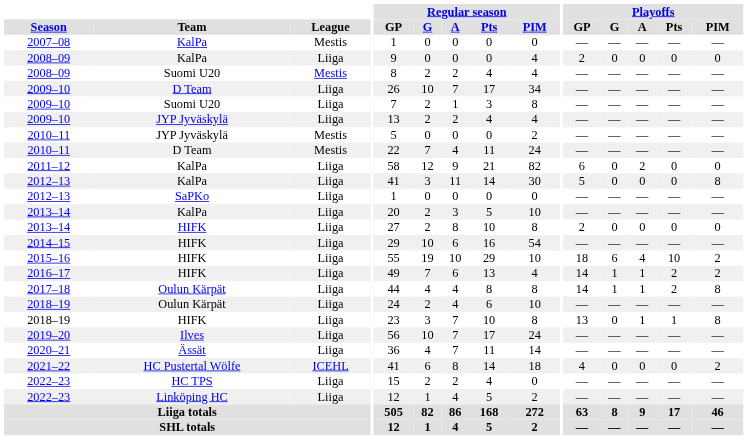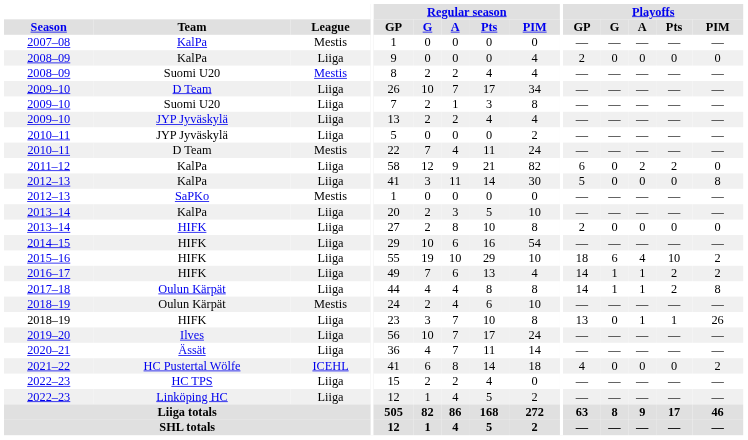(331, 135) Mestis -> (331, 135) Liiga
(674, 165) 0 -> (674, 165) 2
(331, 196) Liiga -> (331, 196) Mestis
(331, 304) Liiga -> (331, 304) Mestis
(718, 319) 8 -> (718, 319) 26
